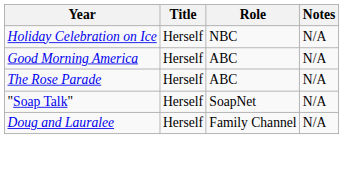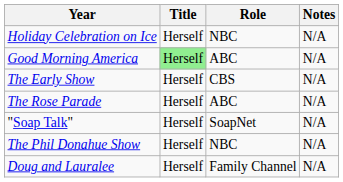(183, 58) no background -> (183, 58) lightgreen background
+ row: (51, 79)
+ row: (74, 144)
